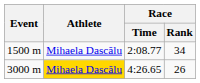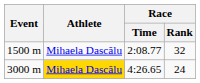(180, 51) 34 -> (180, 51) 32
(180, 69) 26 -> (180, 69) 24
